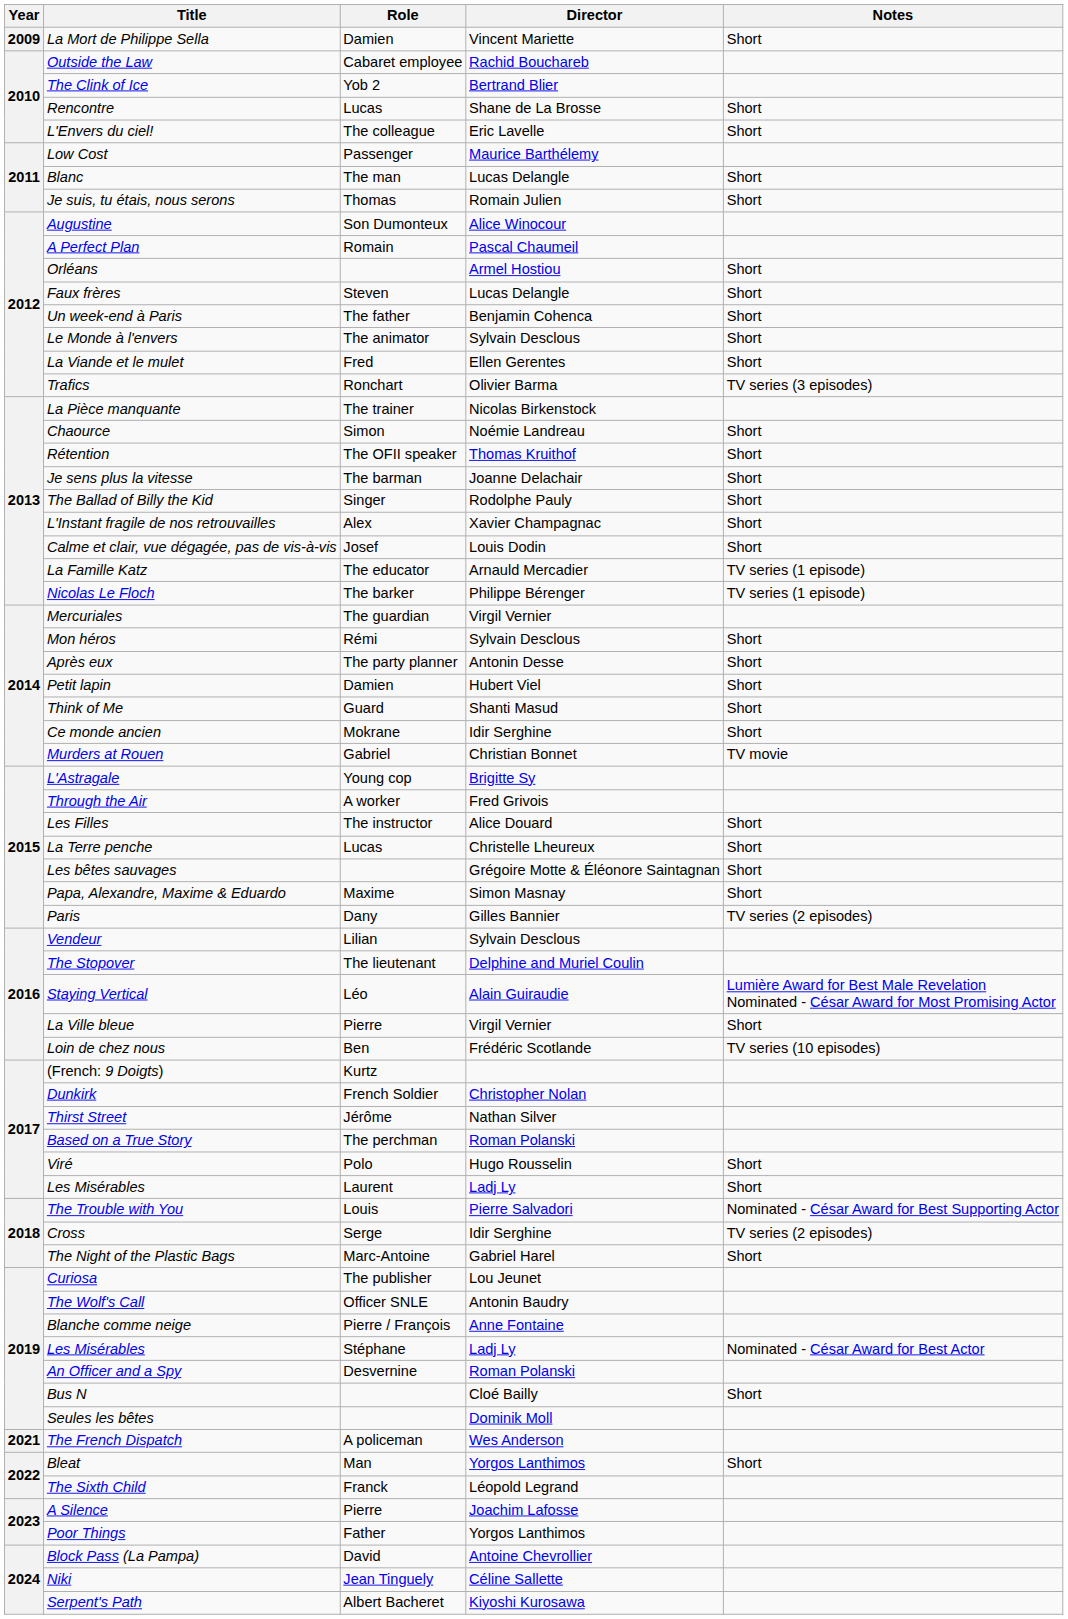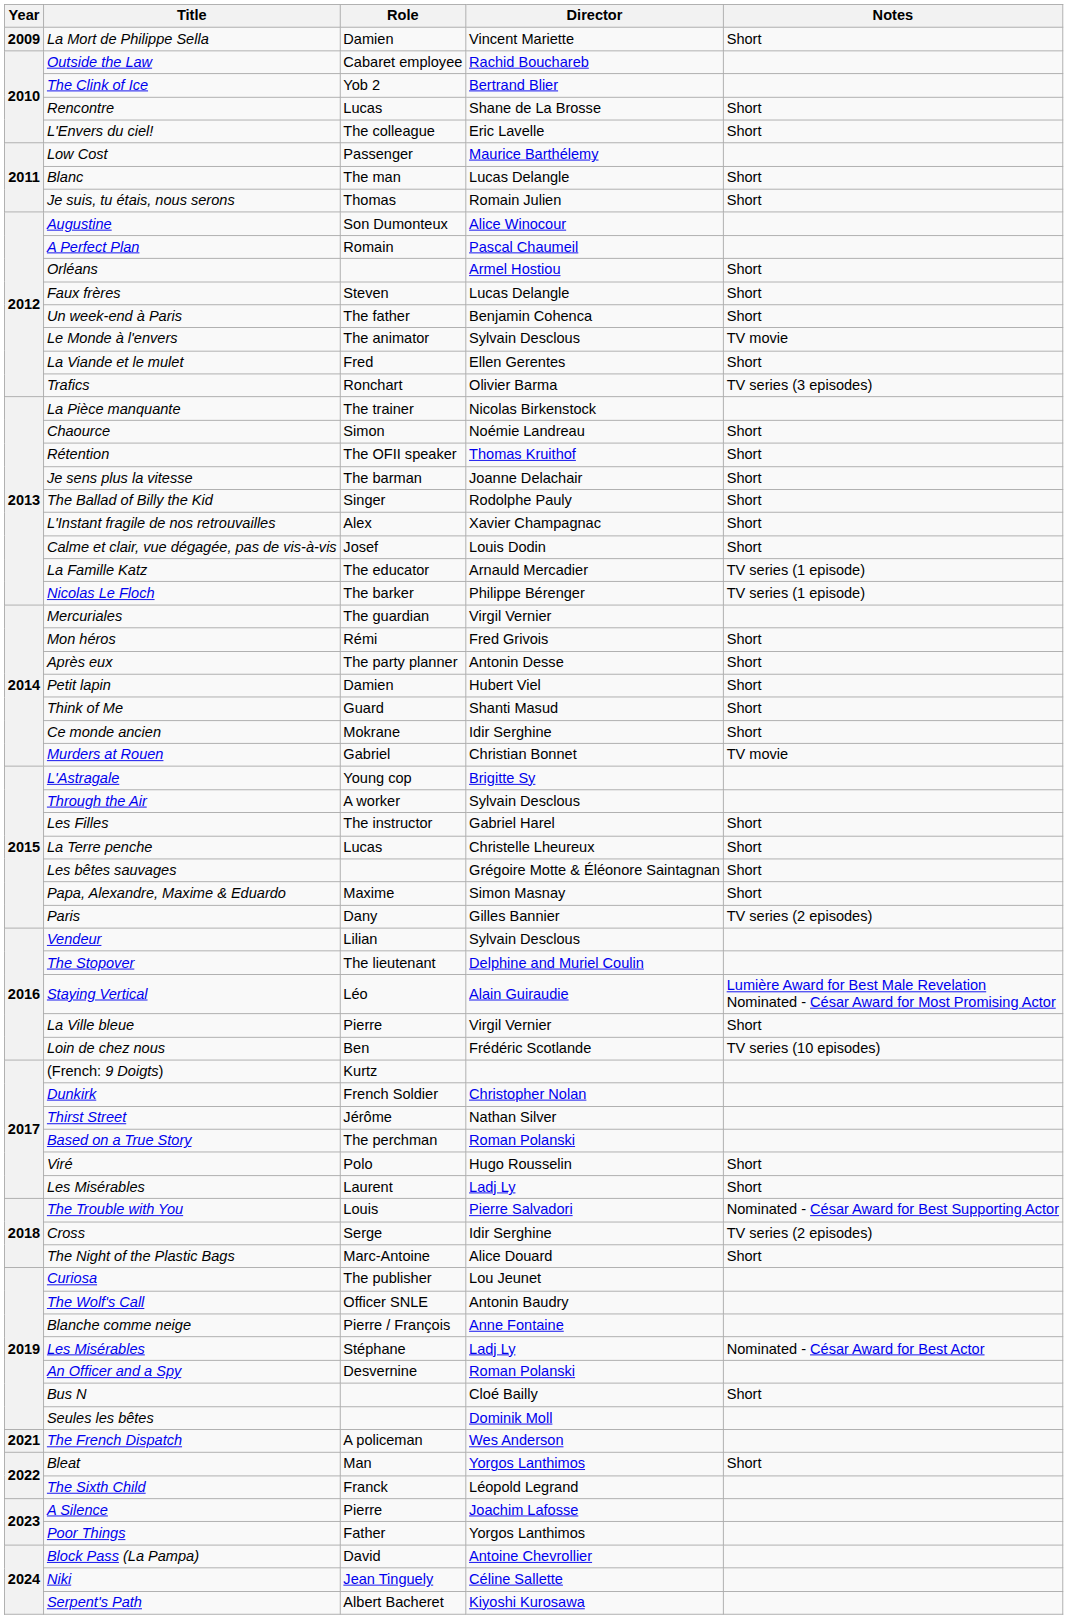(744, 339) Short -> (757, 339) TV movie
(524, 639) Sylvain Desclous -> (509, 639) Fred Grivois
(509, 801) Fred Grivois -> (524, 801) Sylvain Desclous
(511, 824) Alice Douard -> (512, 824) Gabriel Harel
(512, 1256) Gabriel Harel -> (511, 1256) Alice Douard
